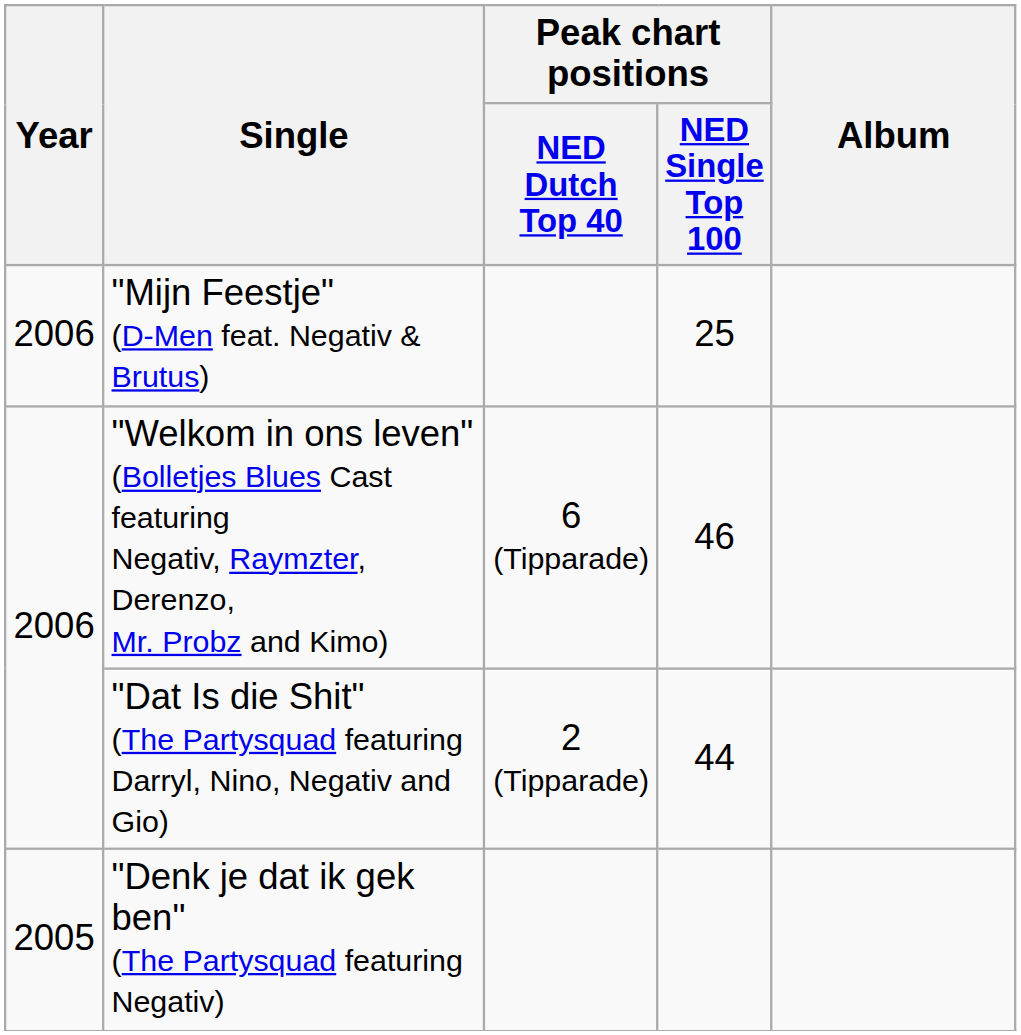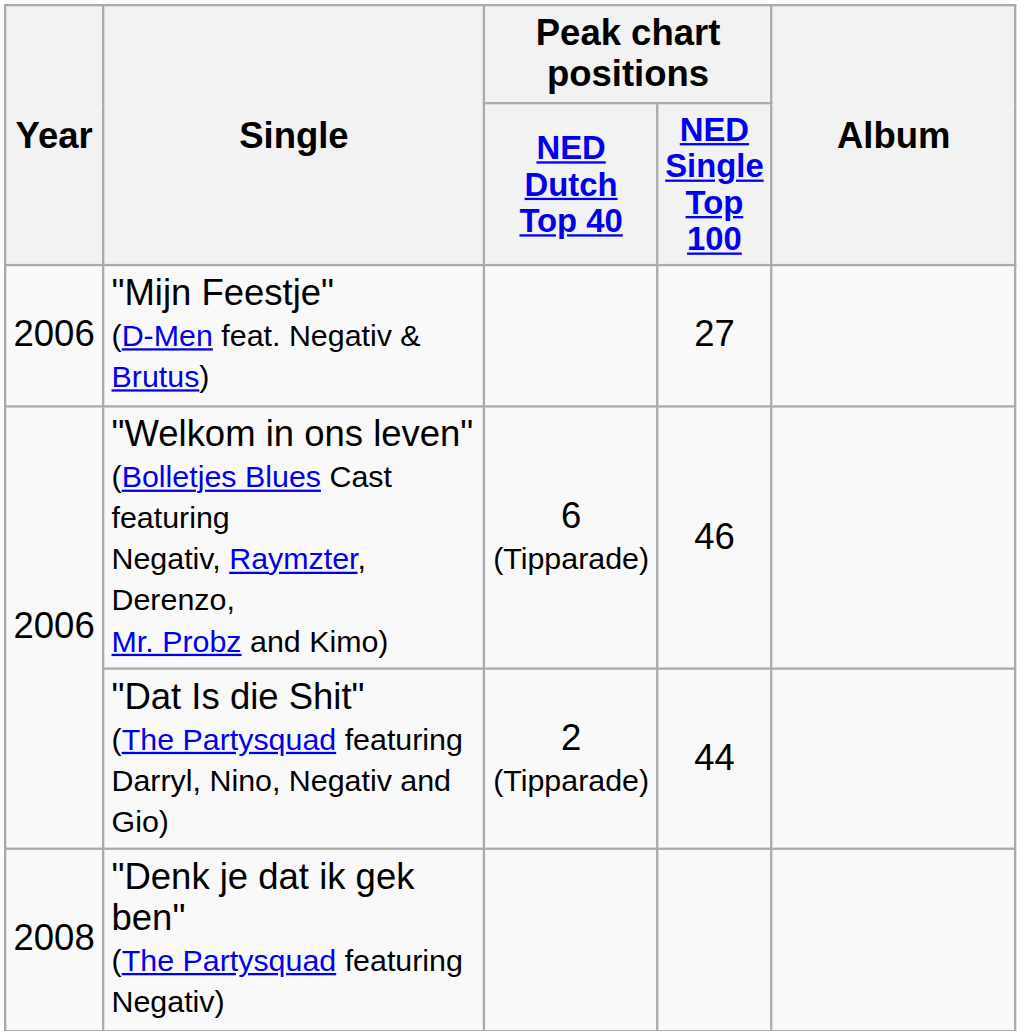(714, 334) 25 -> (714, 334) 27
(54, 939) 2005 -> (54, 939) 2008
